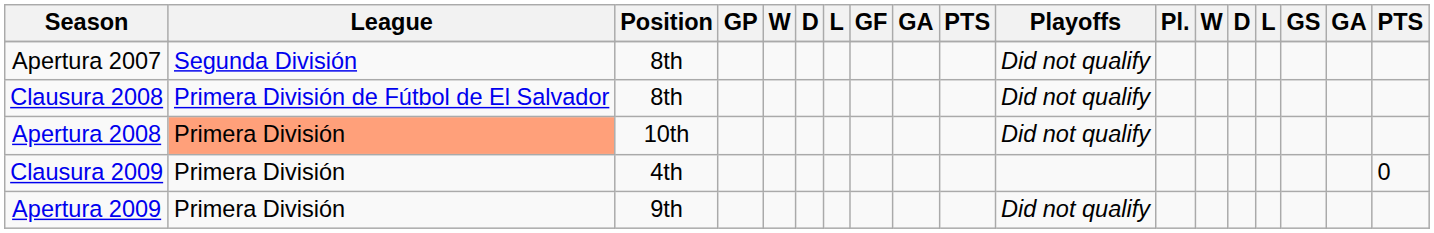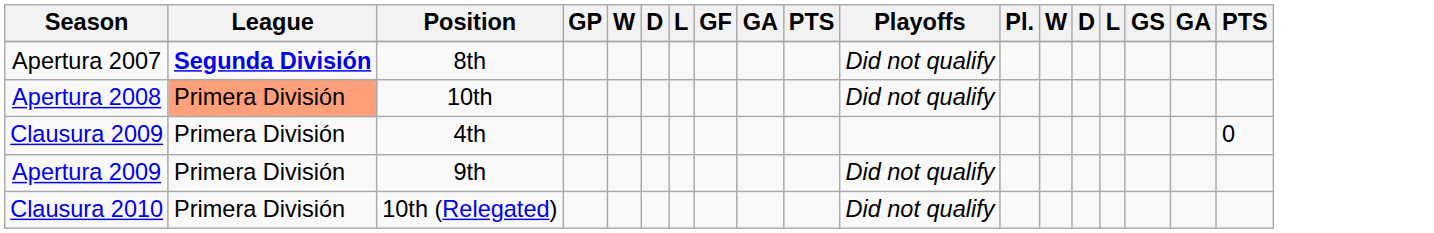(266, 60) normal -> (273, 60) bold
- row: (87, 97)
+ row: (87, 209)
